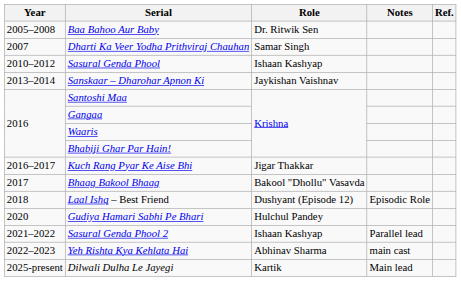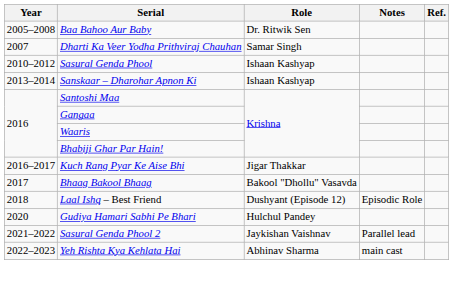(296, 81) Jaykishan Vaishnav -> (281, 81) Ishaan Kashyap
(288, 234) Ishaan Kashyap -> (289, 234) Jaykishan Vaishnav
- row: (121, 268)
